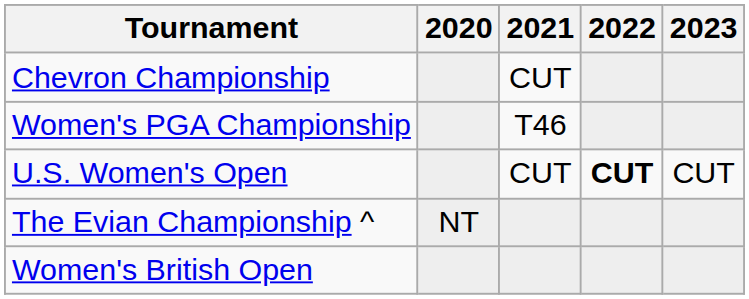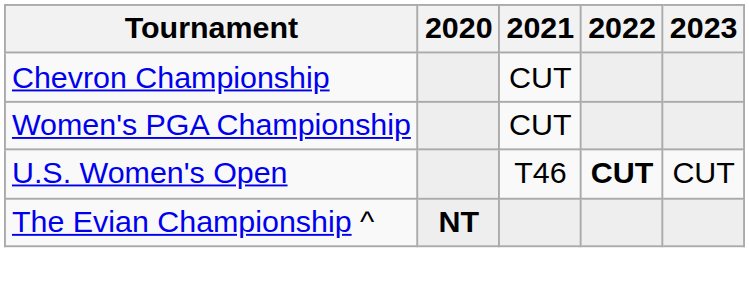(540, 125) T46 -> (540, 125) CUT
(540, 173) CUT -> (540, 173) T46
(459, 221) normal -> (459, 221) bold
- row: (162, 269)
